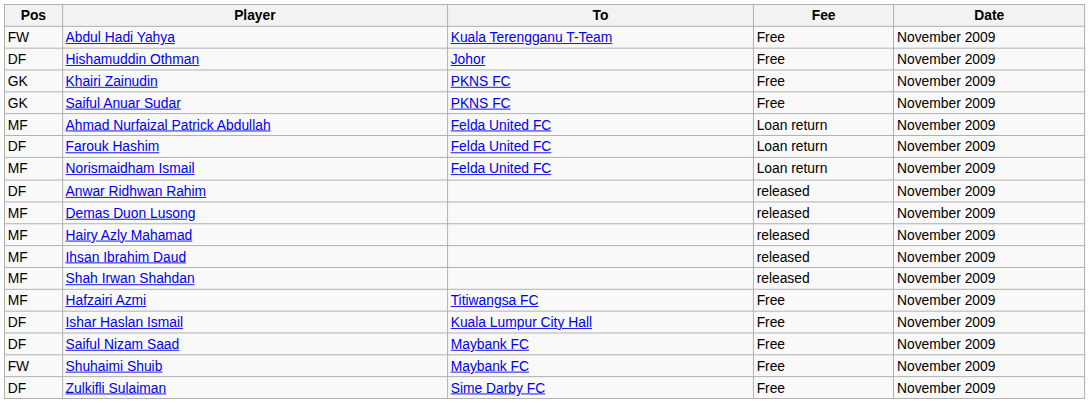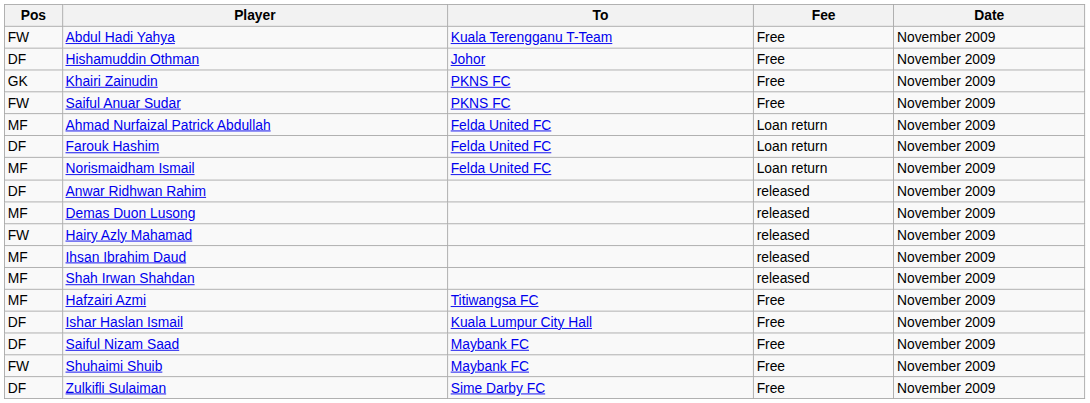(18, 103) GK -> (18, 103) FW
(18, 235) MF -> (18, 235) FW
